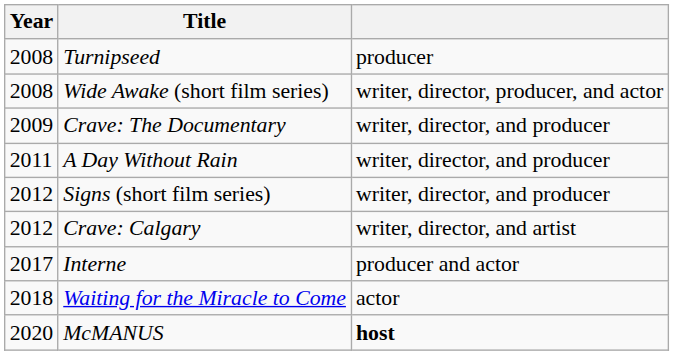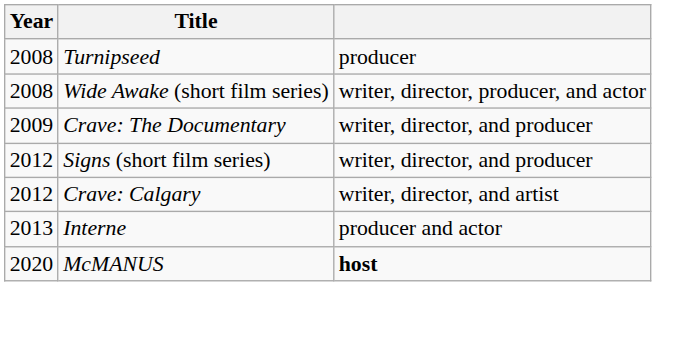- row: (150, 159)
(31, 263) 2017 -> (31, 228) 2013
- row: (205, 297)
